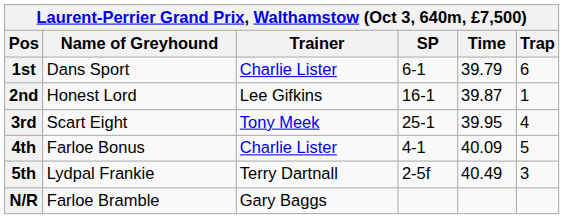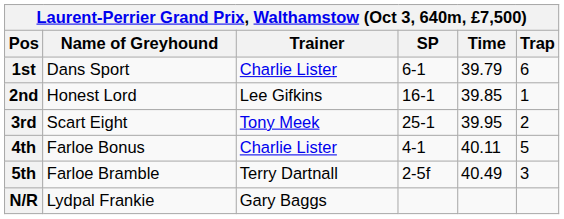(482, 95) 39.87 -> (482, 95) 39.85
(525, 122) 4 -> (525, 122) 2
(482, 148) 40.09 -> (481, 148) 40.11
(101, 174) Lydpal Frankie -> (103, 174) Farloe Bramble
(103, 200) Farloe Bramble -> (101, 200) Lydpal Frankie
